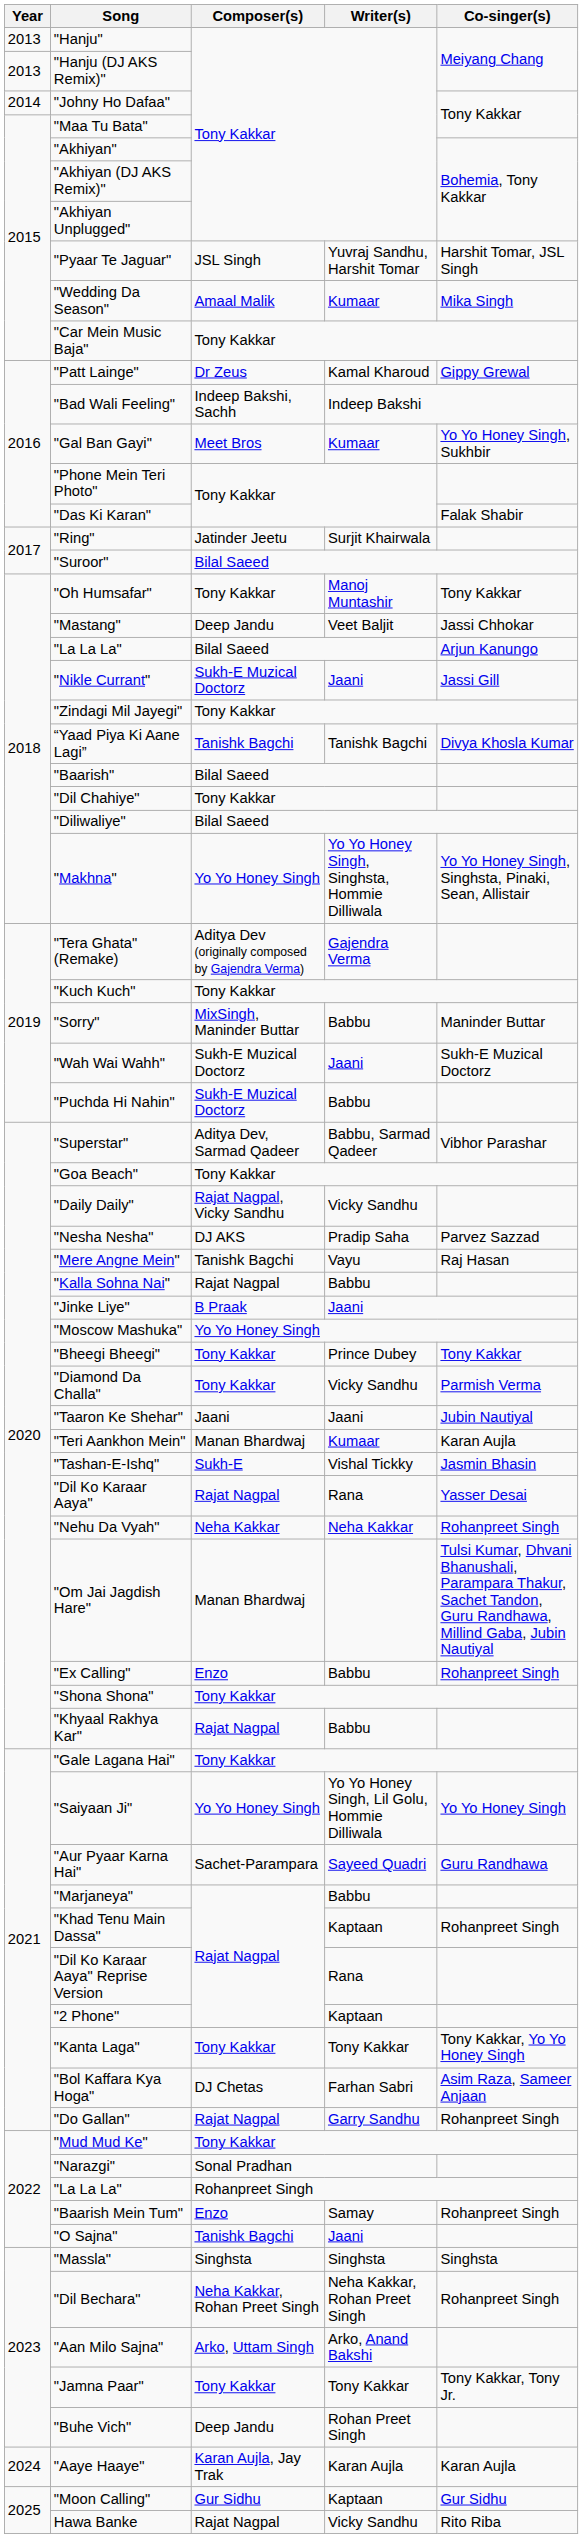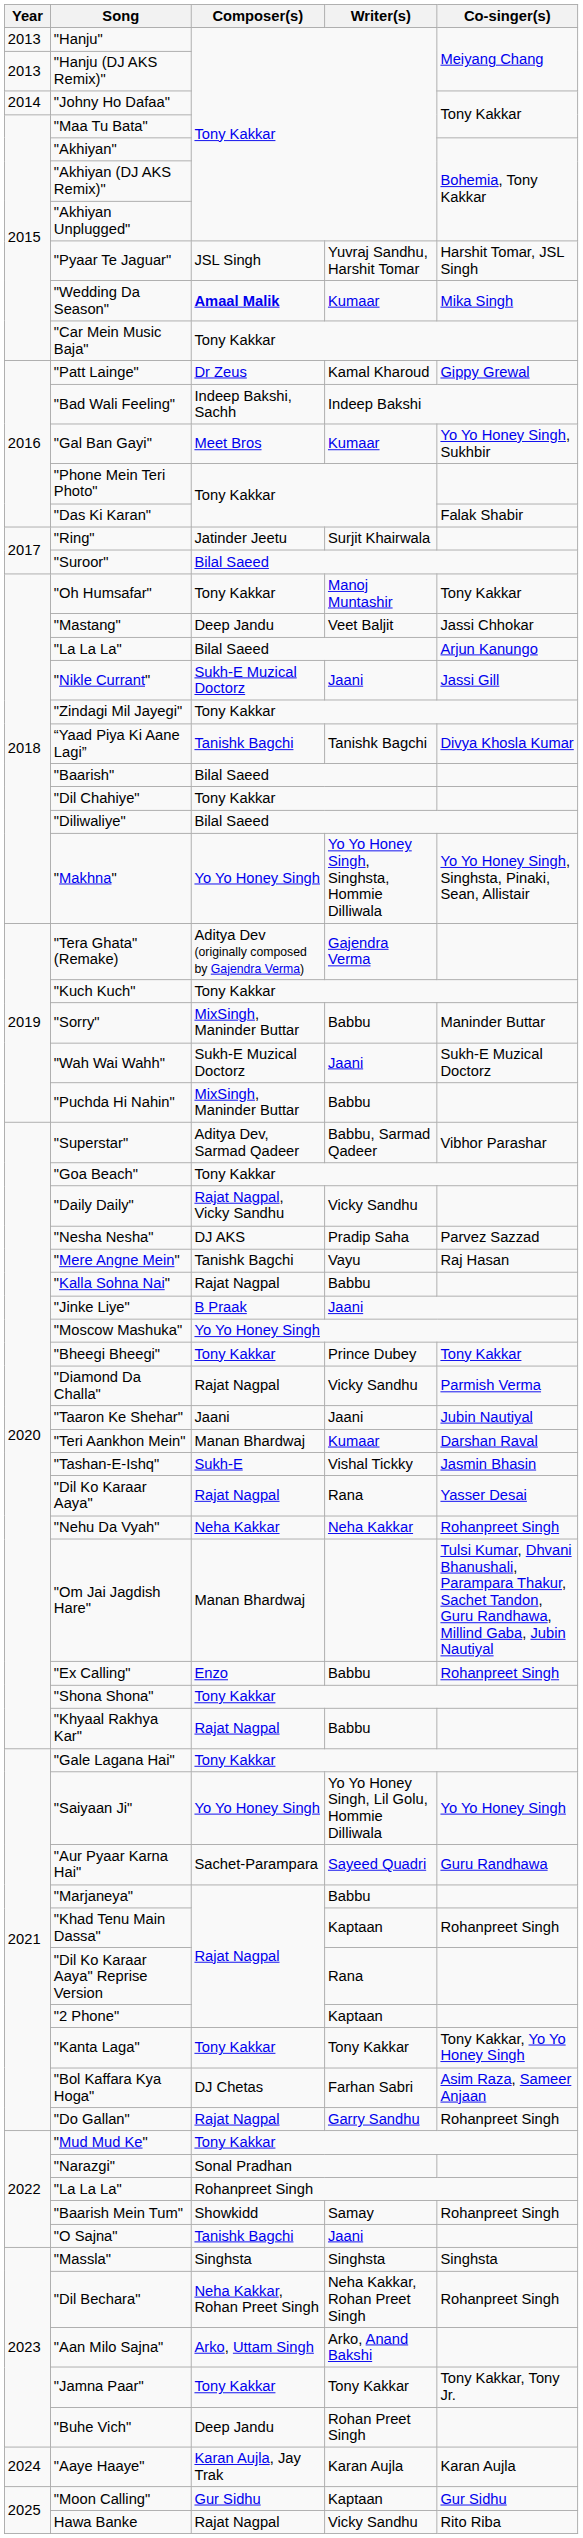(235, 300) normal -> (237, 300) bold
(246, 1102) Sukh-E Muzical Doctorz -> (247, 1102) MixSingh, Maninder Buttar
(235, 1385) Tony Kakkar -> (237, 1385) Rajat Nagpal
(478, 1440) Karan Aujla -> (489, 1440) Darshan Raval
(211, 2212) Enzo -> (226, 2212) Showkidd
